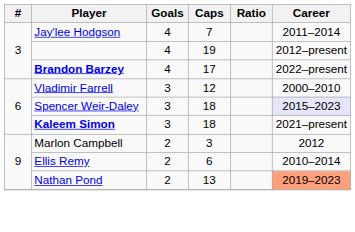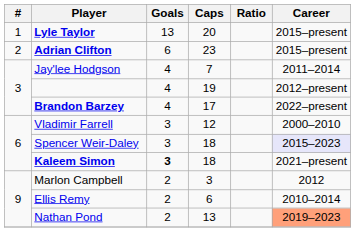+ row: (65, 32)
+ row: (73, 50)
(167, 124) normal -> (167, 161) bold
